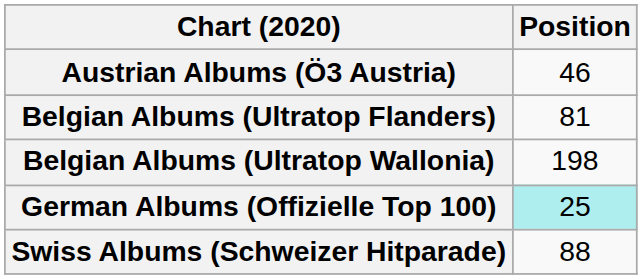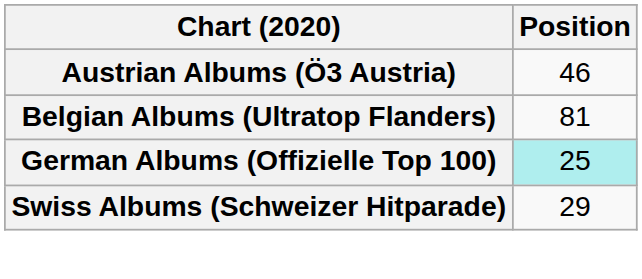- row: (259, 161)
(575, 251) 88 -> (575, 206) 29
